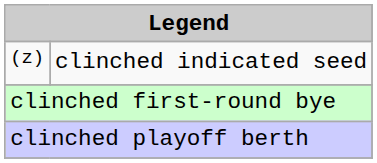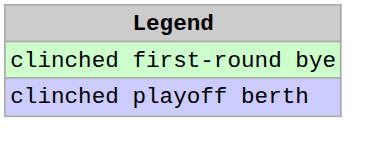- row: (27, 58)
